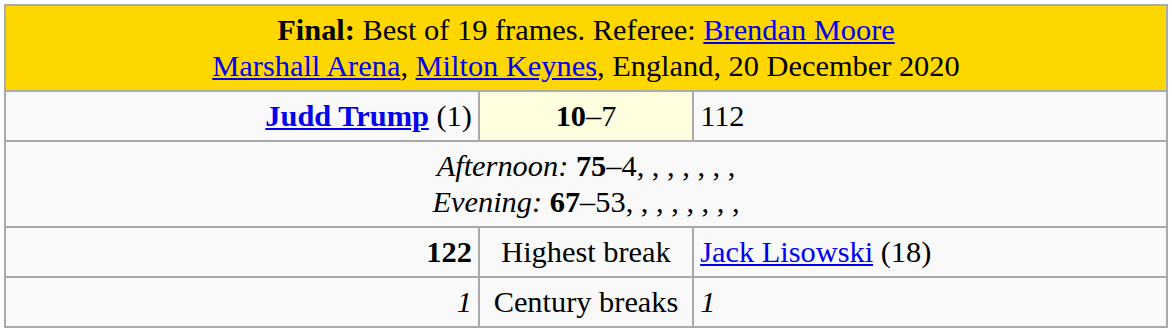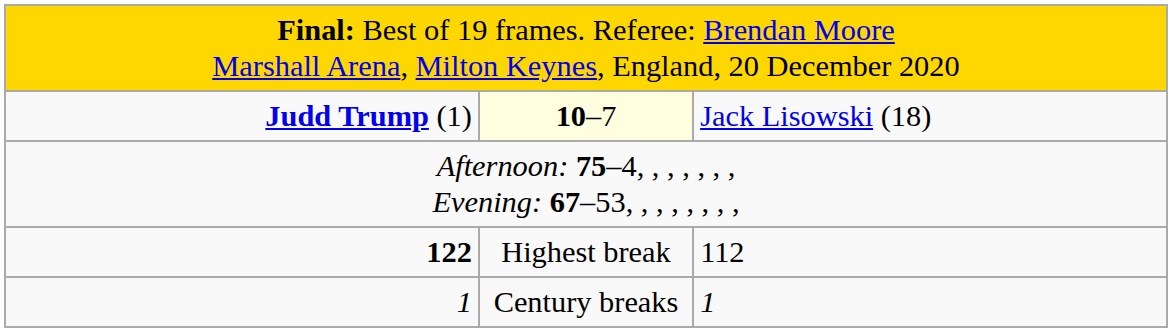(722, 115) 112 -> (816, 115) Jack Lisowski (18)
(816, 252) Jack Lisowski (18) -> (722, 252) 112
